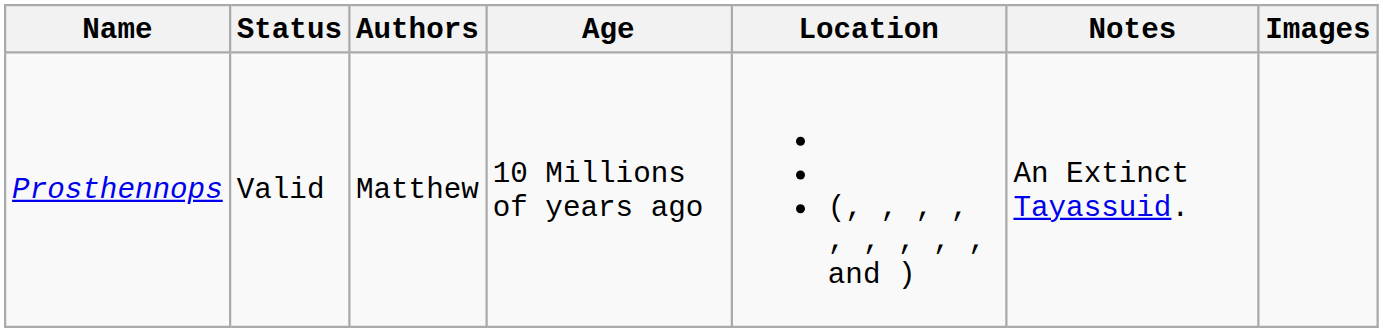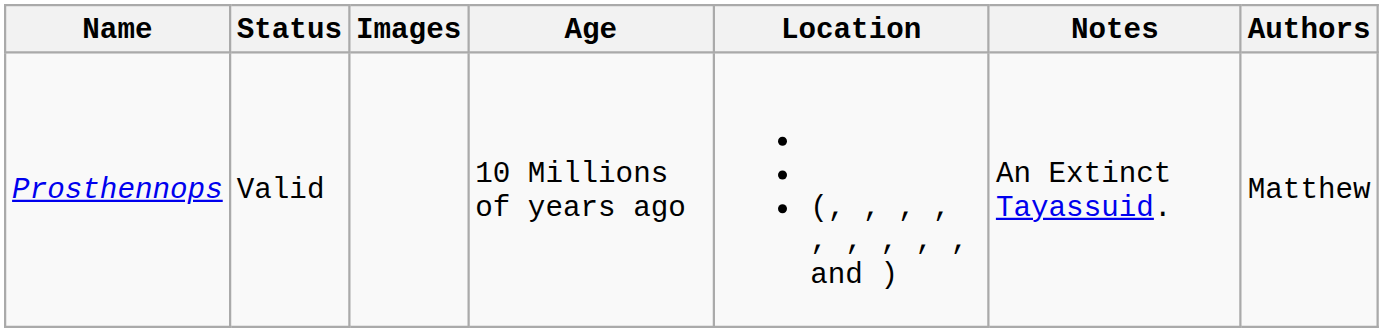columns swapped: (417, 29) <-> (1318, 29)
